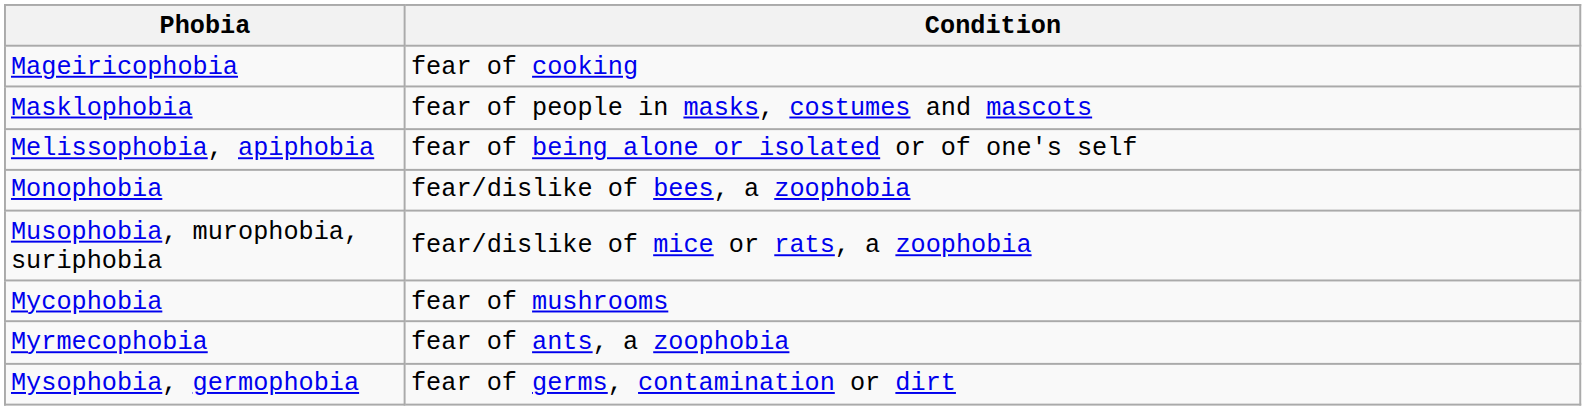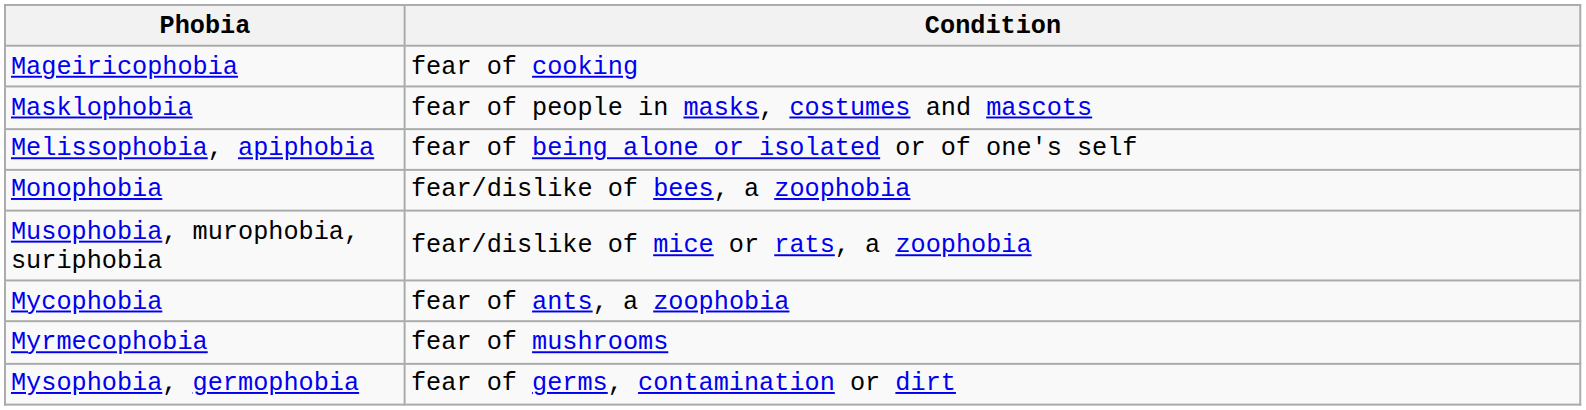(540, 301) fear of mushrooms -> (600, 301) fear of ants, a zoophobia
(600, 342) fear of ants, a zoophobia -> (540, 342) fear of mushrooms
